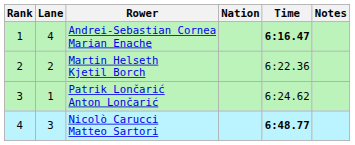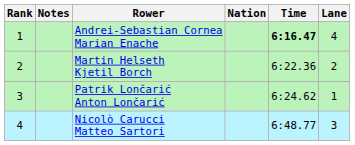columns swapped: (51, 13) <-> (331, 13)
(287, 126) bold -> (294, 126) normal
